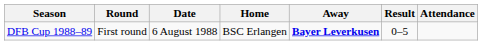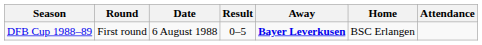columns swapped: (255, 13) <-> (400, 13)
